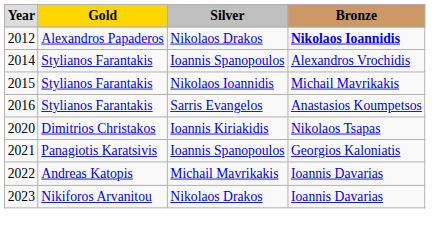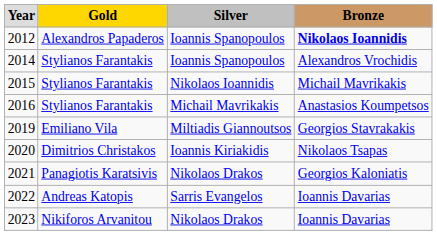(216, 38) Nikolaos Drakos -> (227, 38) Ioannis Spanopoulos
(216, 106) Sarris Evangelos -> (224, 106) Michail Mavrikakis
+ row: (21, 128)
(227, 151) Ioannis Spanopoulos -> (216, 173) Nikolaos Drakos
(224, 173) Michail Mavrikakis -> (216, 196) Sarris Evangelos
